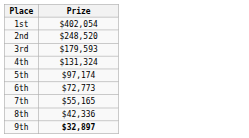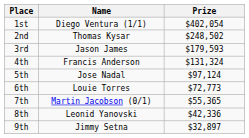+ column: (101, 11)
(79, 37) $248,520 -> (204, 37) $248,502
(79, 75) $97,174 -> (204, 75) $97,124
(79, 101) $55,165 -> (204, 101) $55,365
(79, 127) bold -> (204, 127) normal
